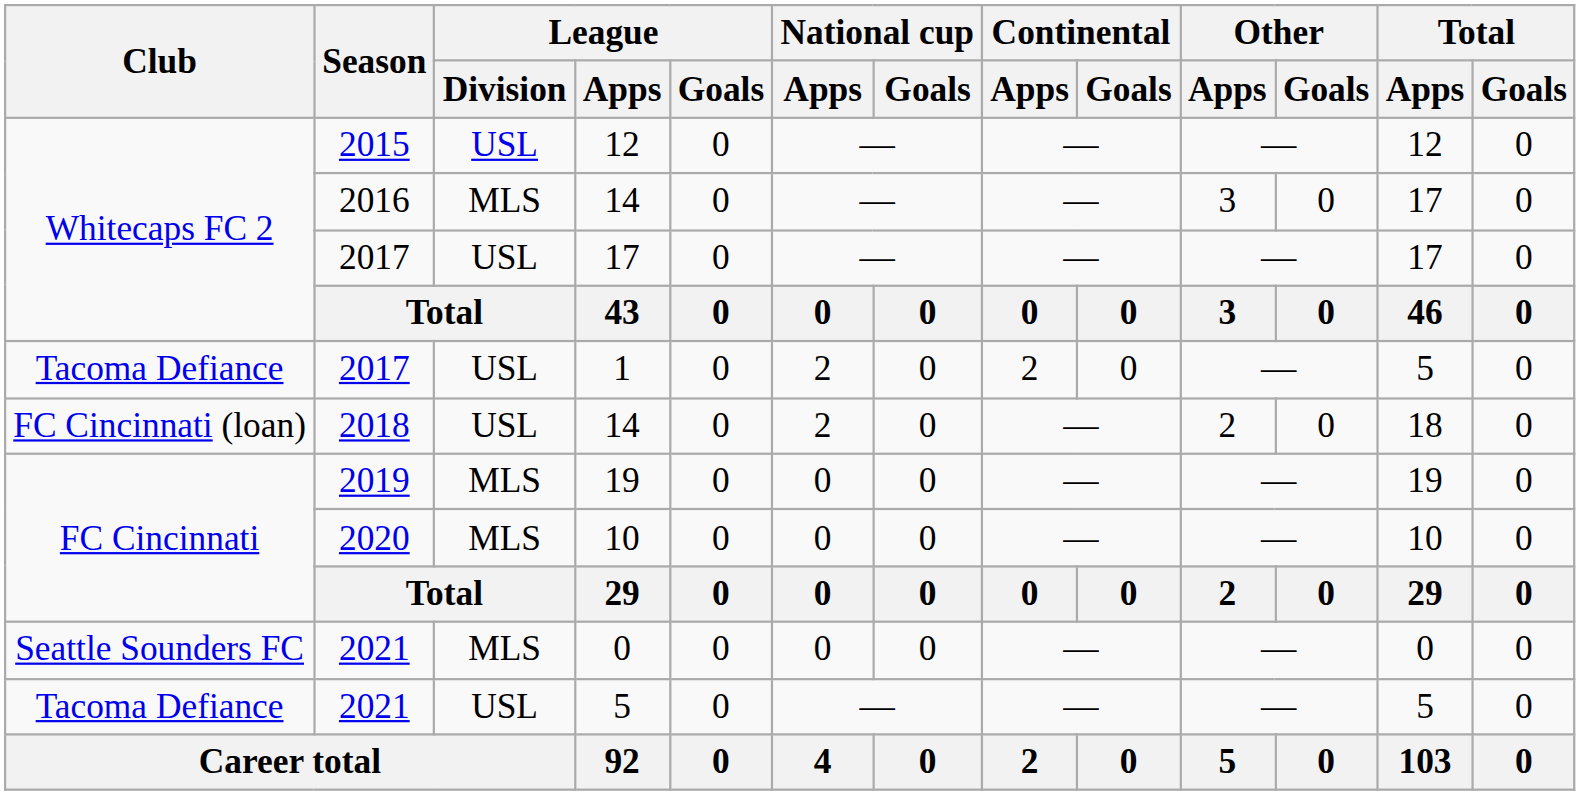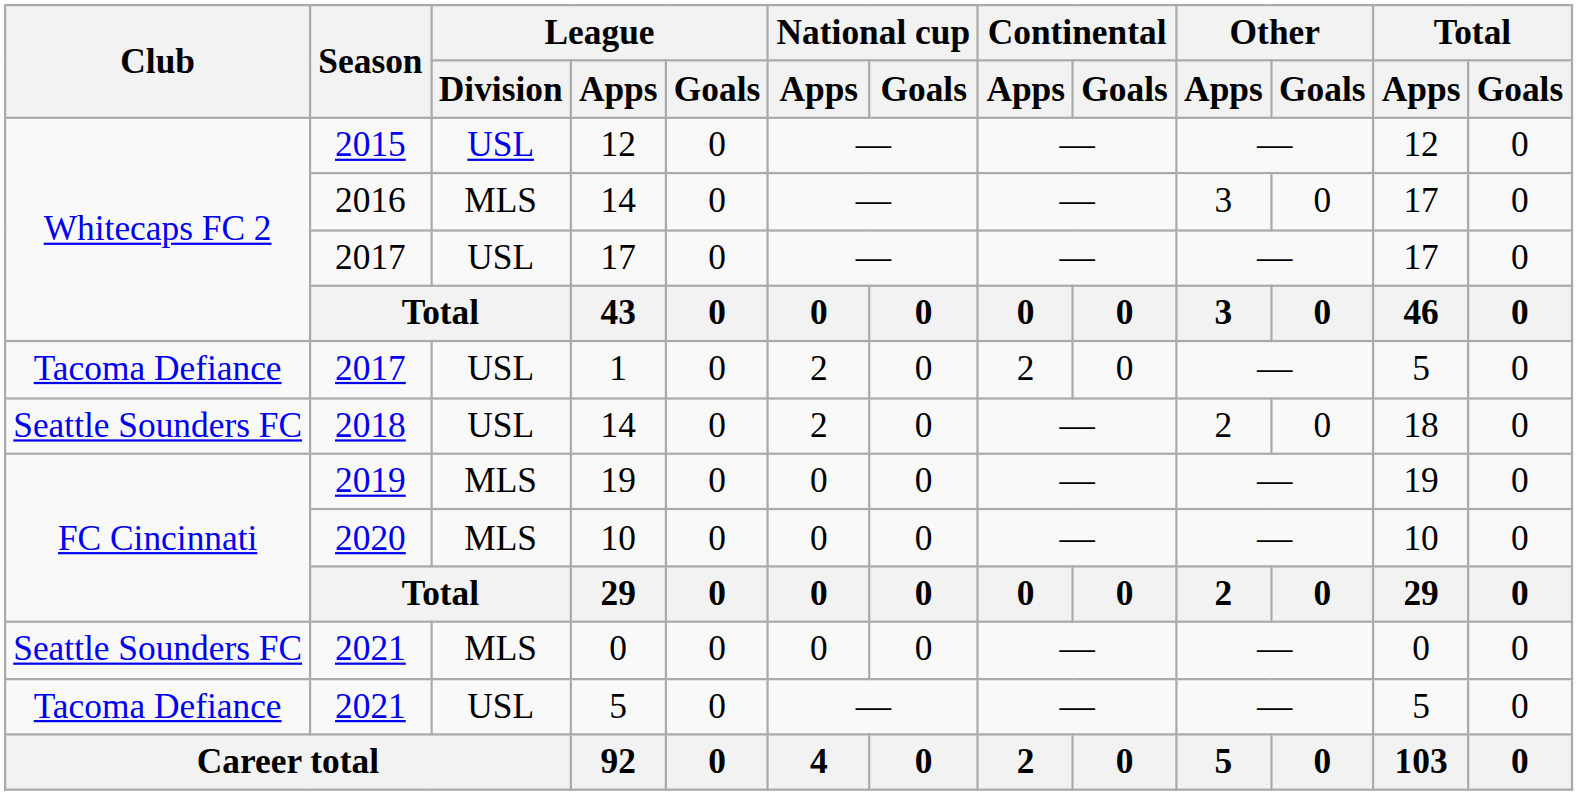(160, 425) FC Cincinnati (loan) -> (158, 425) Seattle Sounders FC
